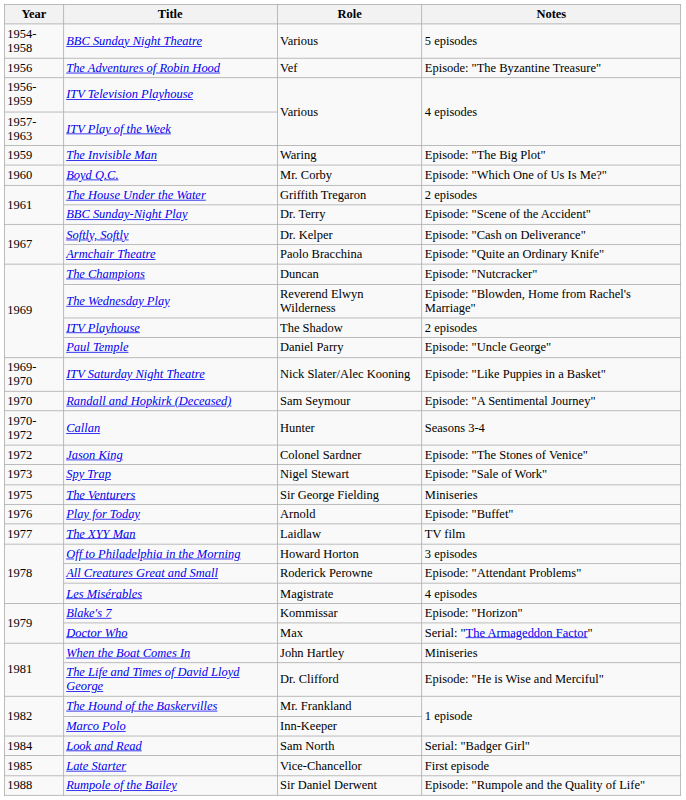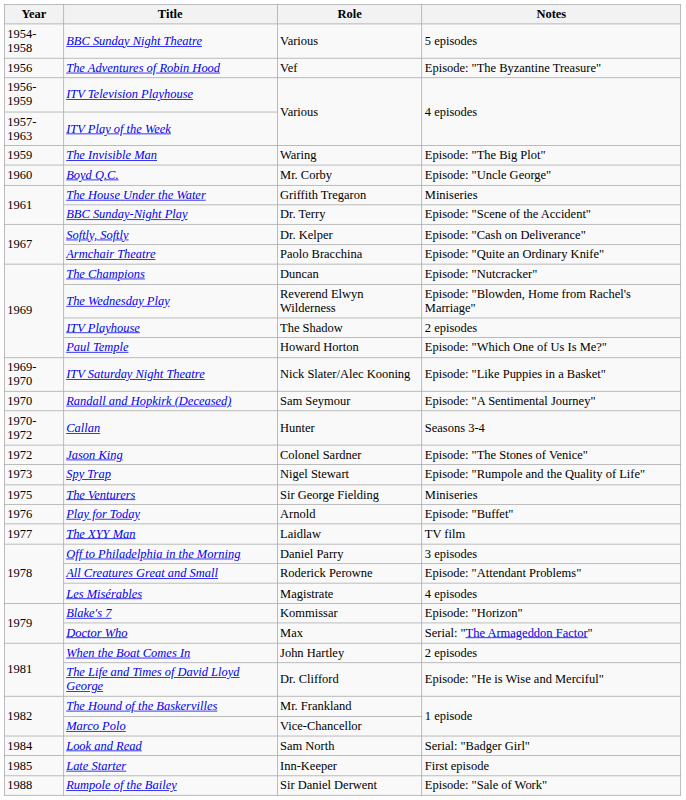(516, 175) Episode: "Which One of Us Is Me?" -> (488, 175) Episode: "Uncle George"
(451, 195) 2 episodes -> (451, 195) Miniseries
(312, 347) Daniel Parry -> (319, 347) Howard Horton
(488, 347) Episode: "Uncle George" -> (516, 347) Episode: "Which One of Us Is Me?"
(486, 474) Episode: "Sale of Work" -> (535, 474) Episode: "Rumpole and the Quality of Life"
(319, 553) Howard Horton -> (312, 553) Daniel Parry
(451, 652) Miniseries -> (451, 652) 2 episodes
(308, 726) Inn-Keeper -> (321, 726) Vice-Chancellor
(321, 765) Vice-Chancellor -> (308, 765) Inn-Keeper
(535, 785) Episode: "Rumpole and the Quality of Life" -> (486, 785) Episode: "Sale of Work"
